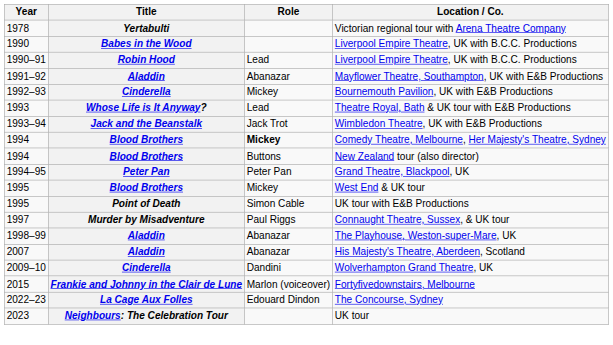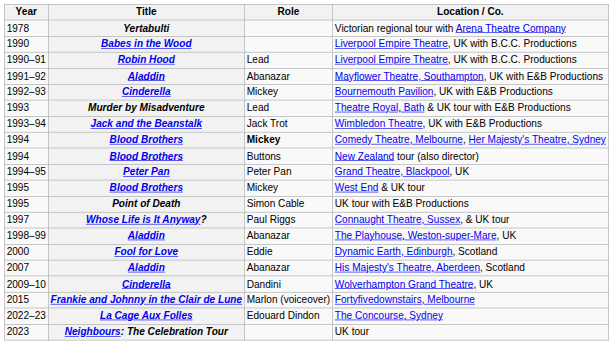(146, 108) Whose Life is It Anyway? -> (146, 108) Murder by Misadventure
(146, 220) Murder by Misadventure -> (146, 220) Whose Life is It Anyway?
+ row: (18, 252)
